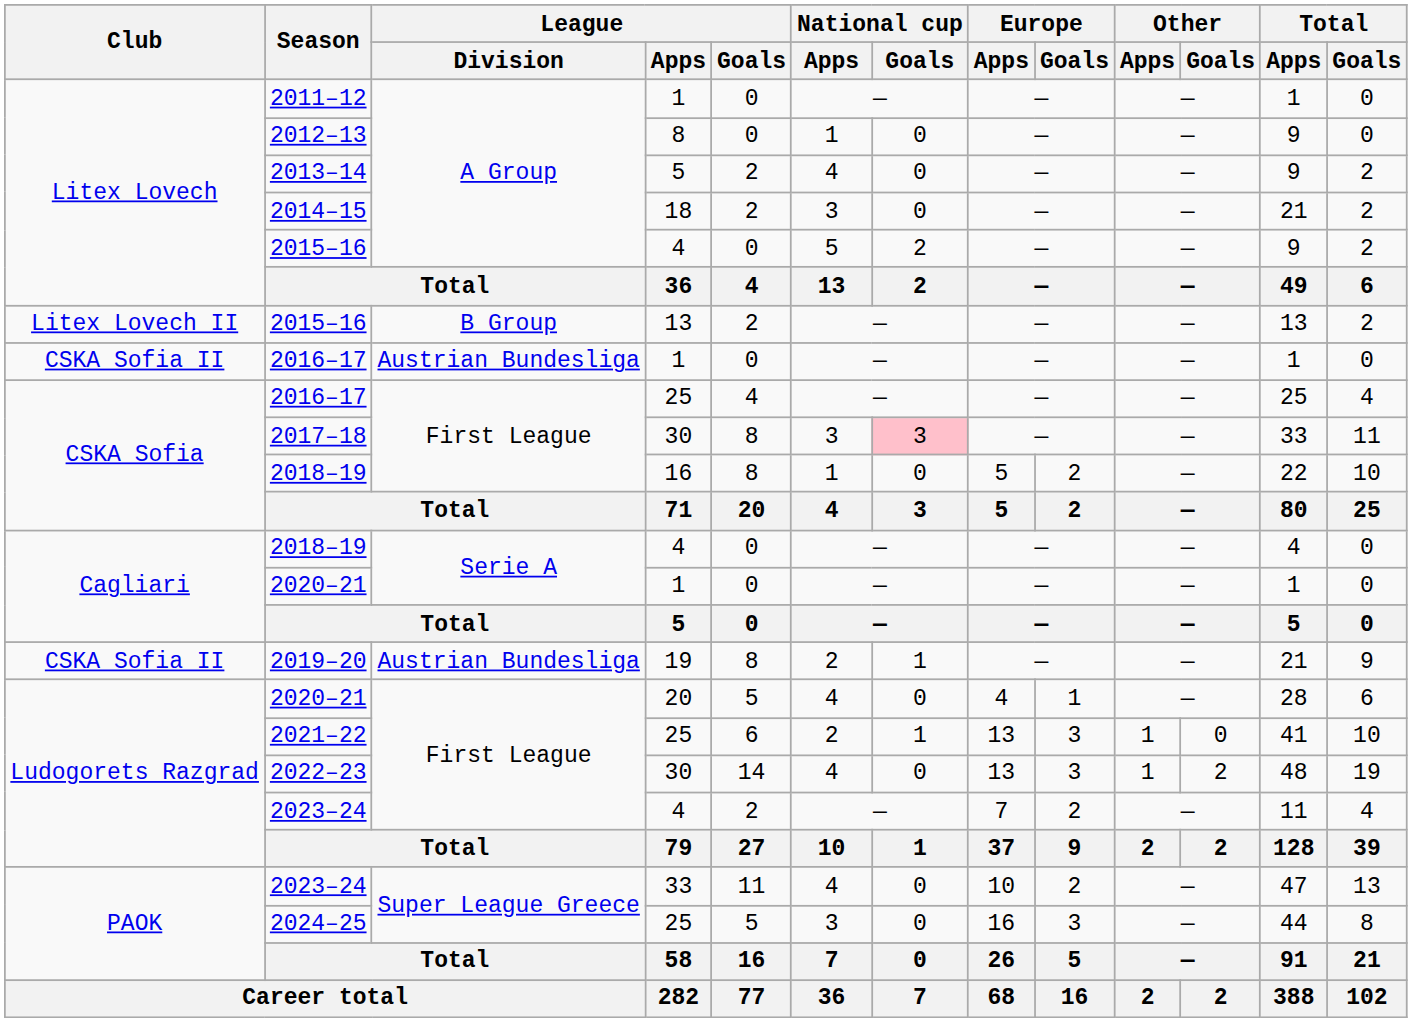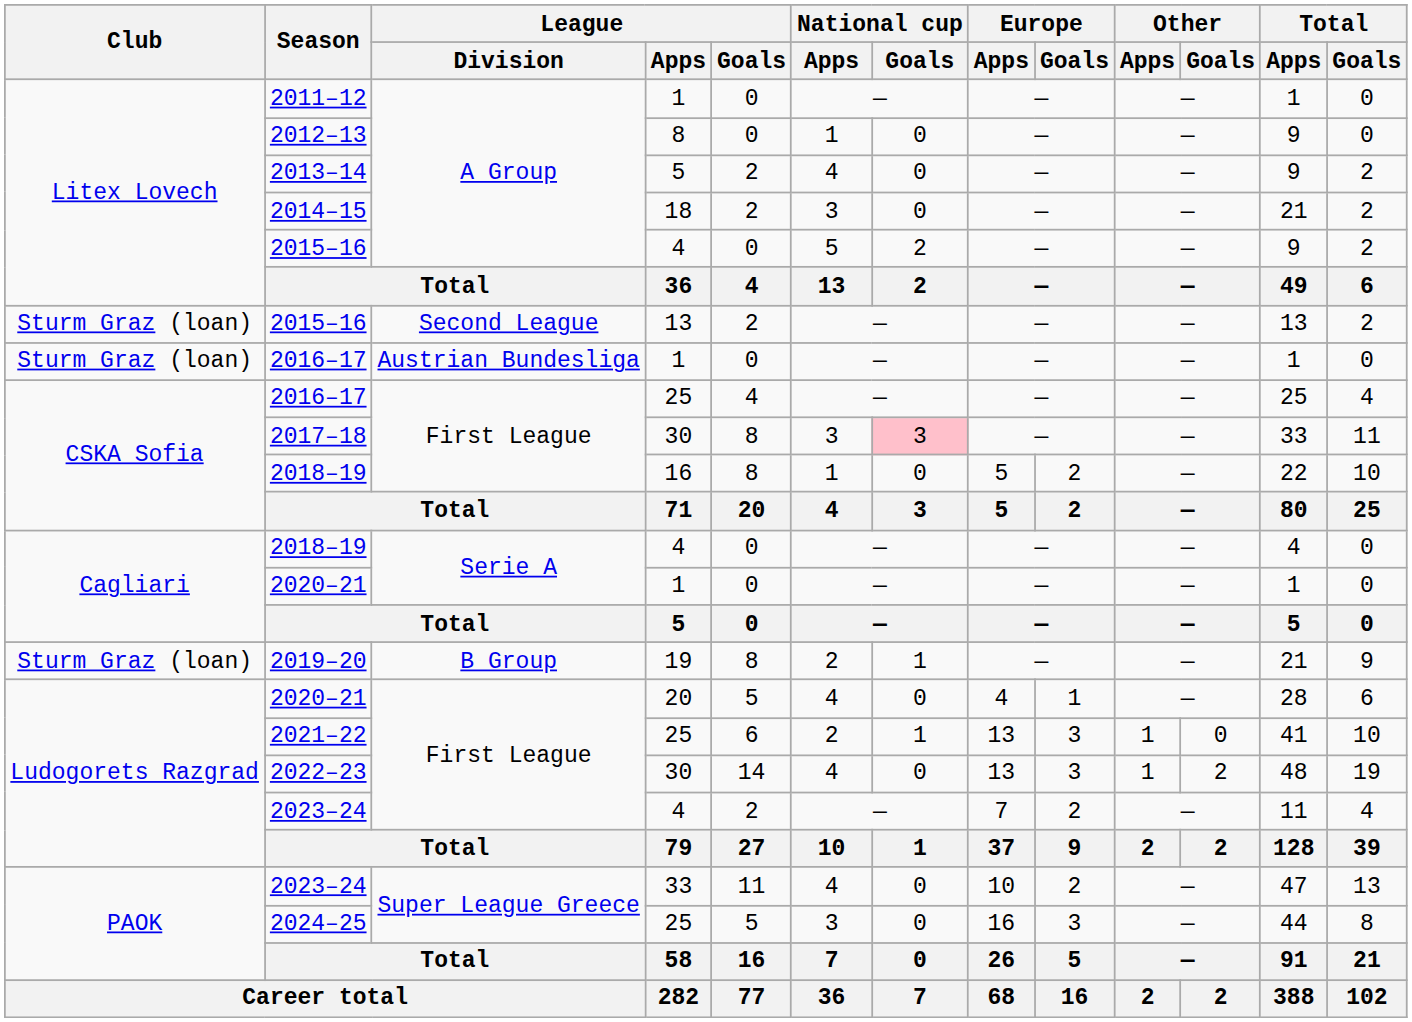(135, 324) Litex Lovech II -> (135, 324) Sturm Graz (loan)
(509, 324) B Group -> (509, 324) Second League
(135, 361) CSKA Sofia II -> (135, 361) Sturm Graz (loan)
(135, 661) CSKA Sofia II -> (135, 661) Sturm Graz (loan)
(509, 661) Austrian Bundesliga -> (509, 661) B Group
